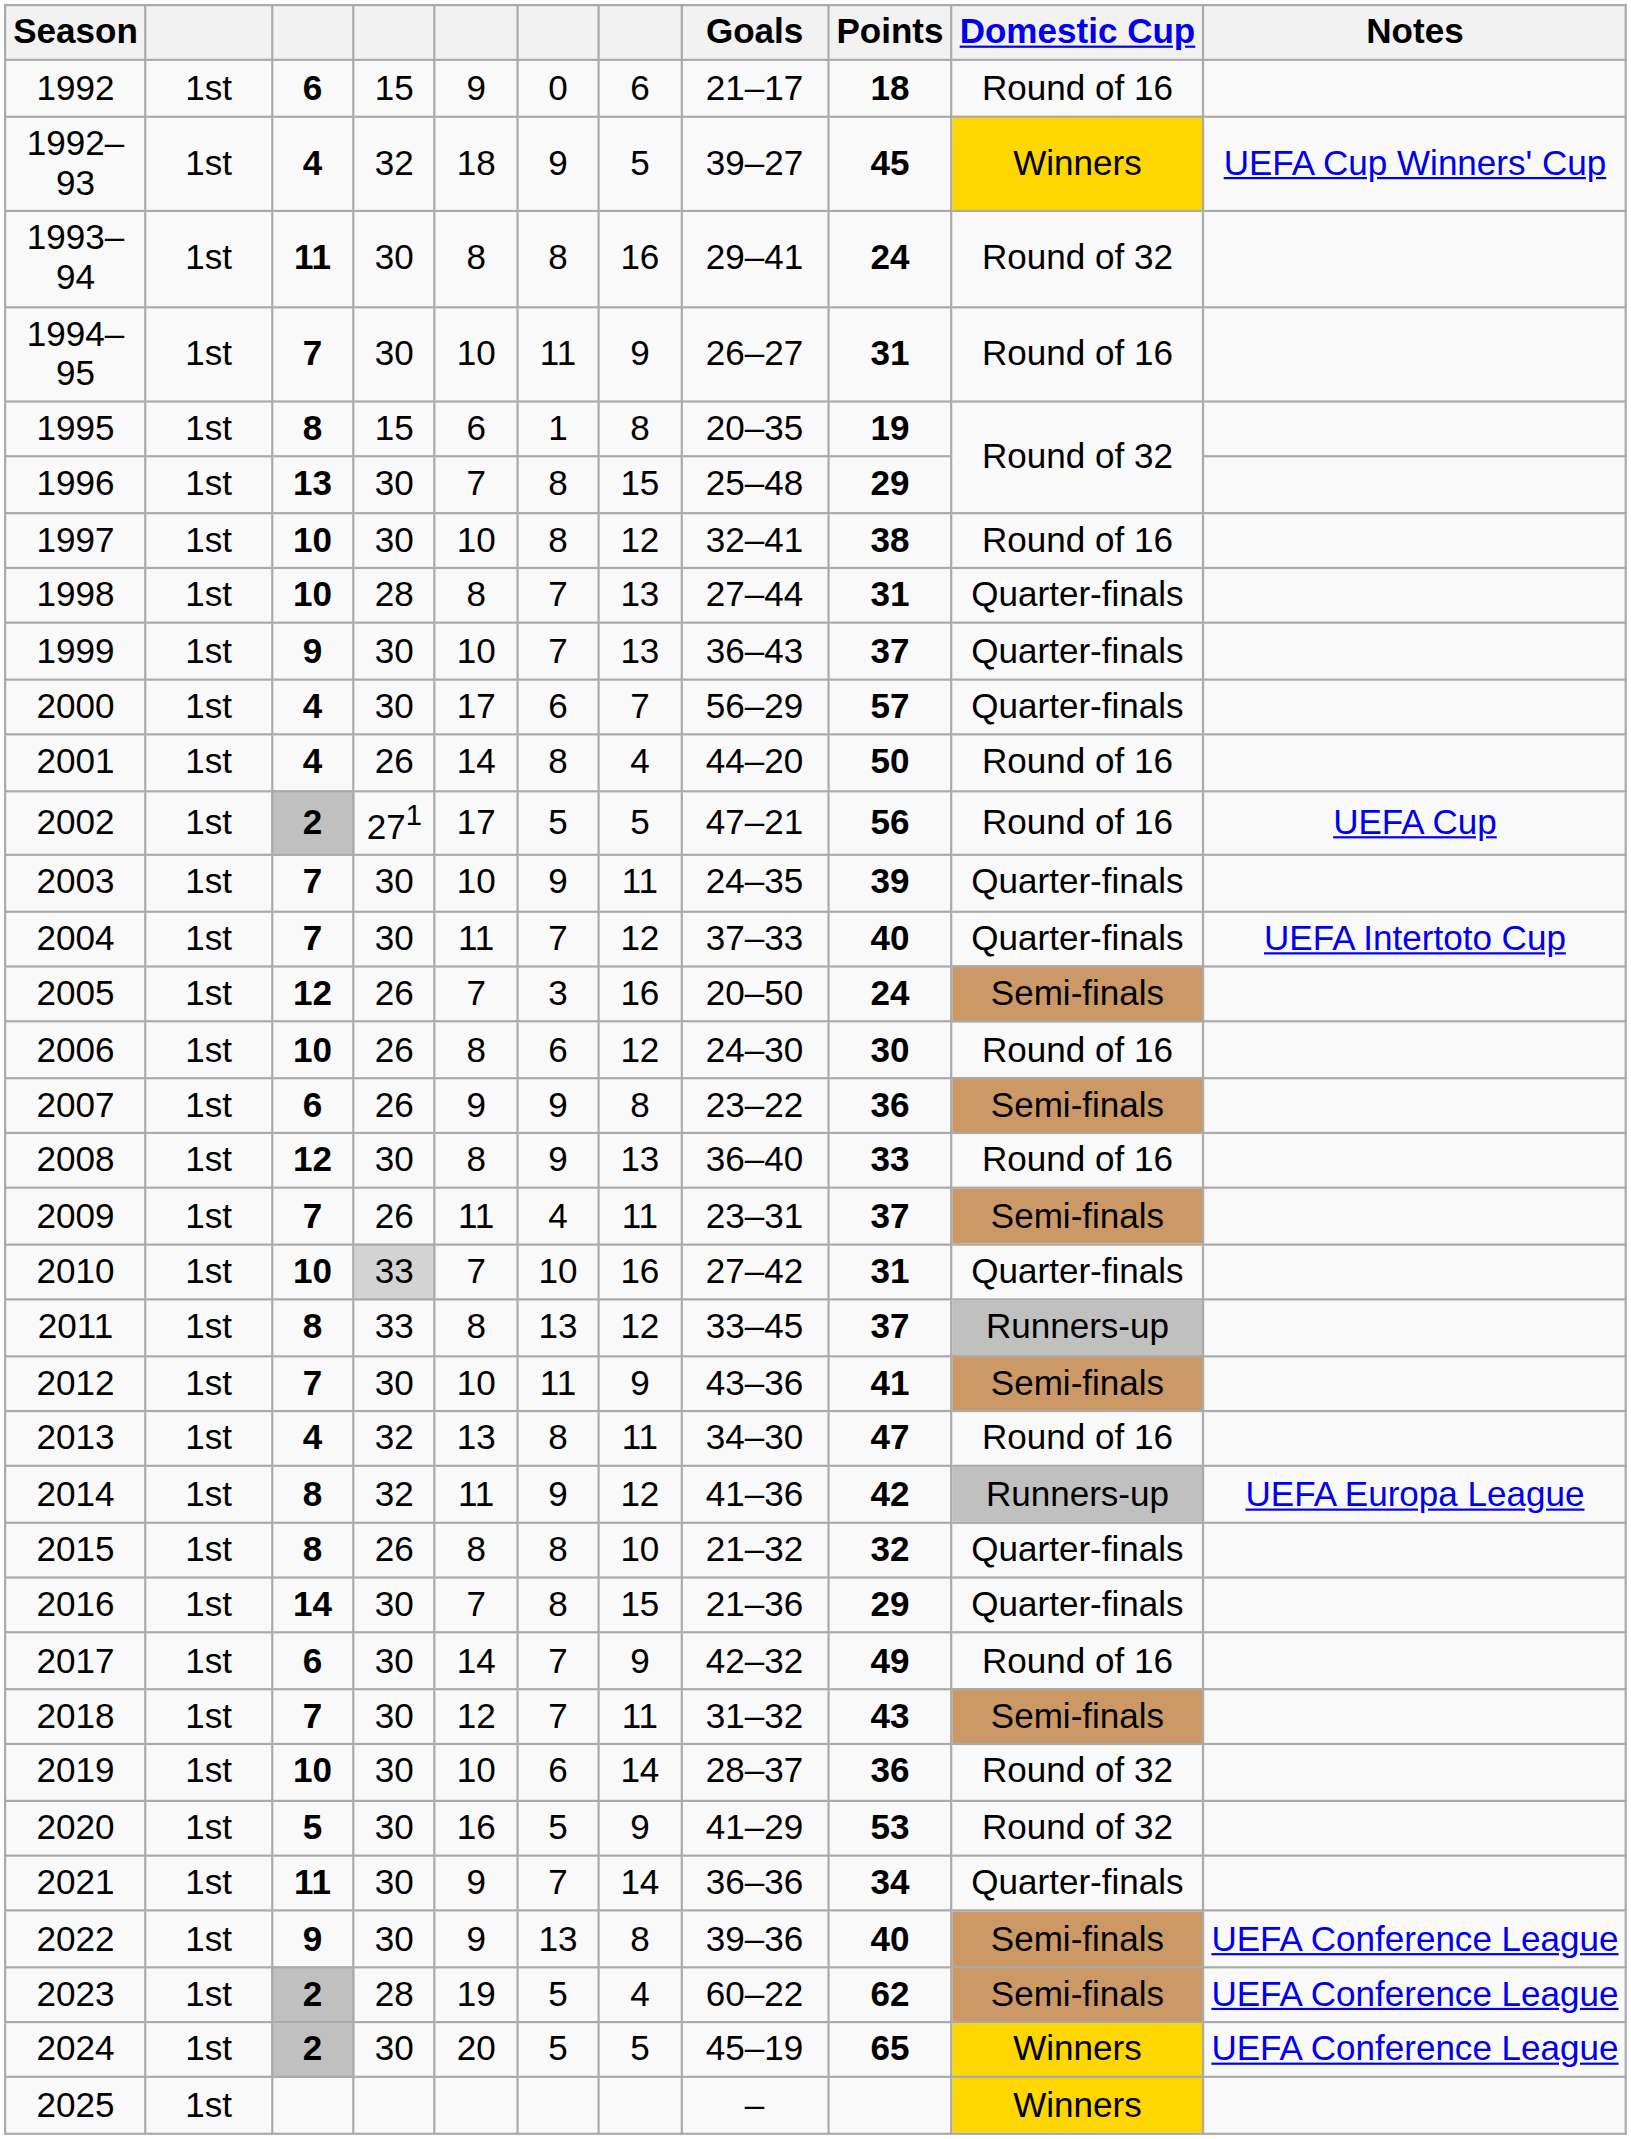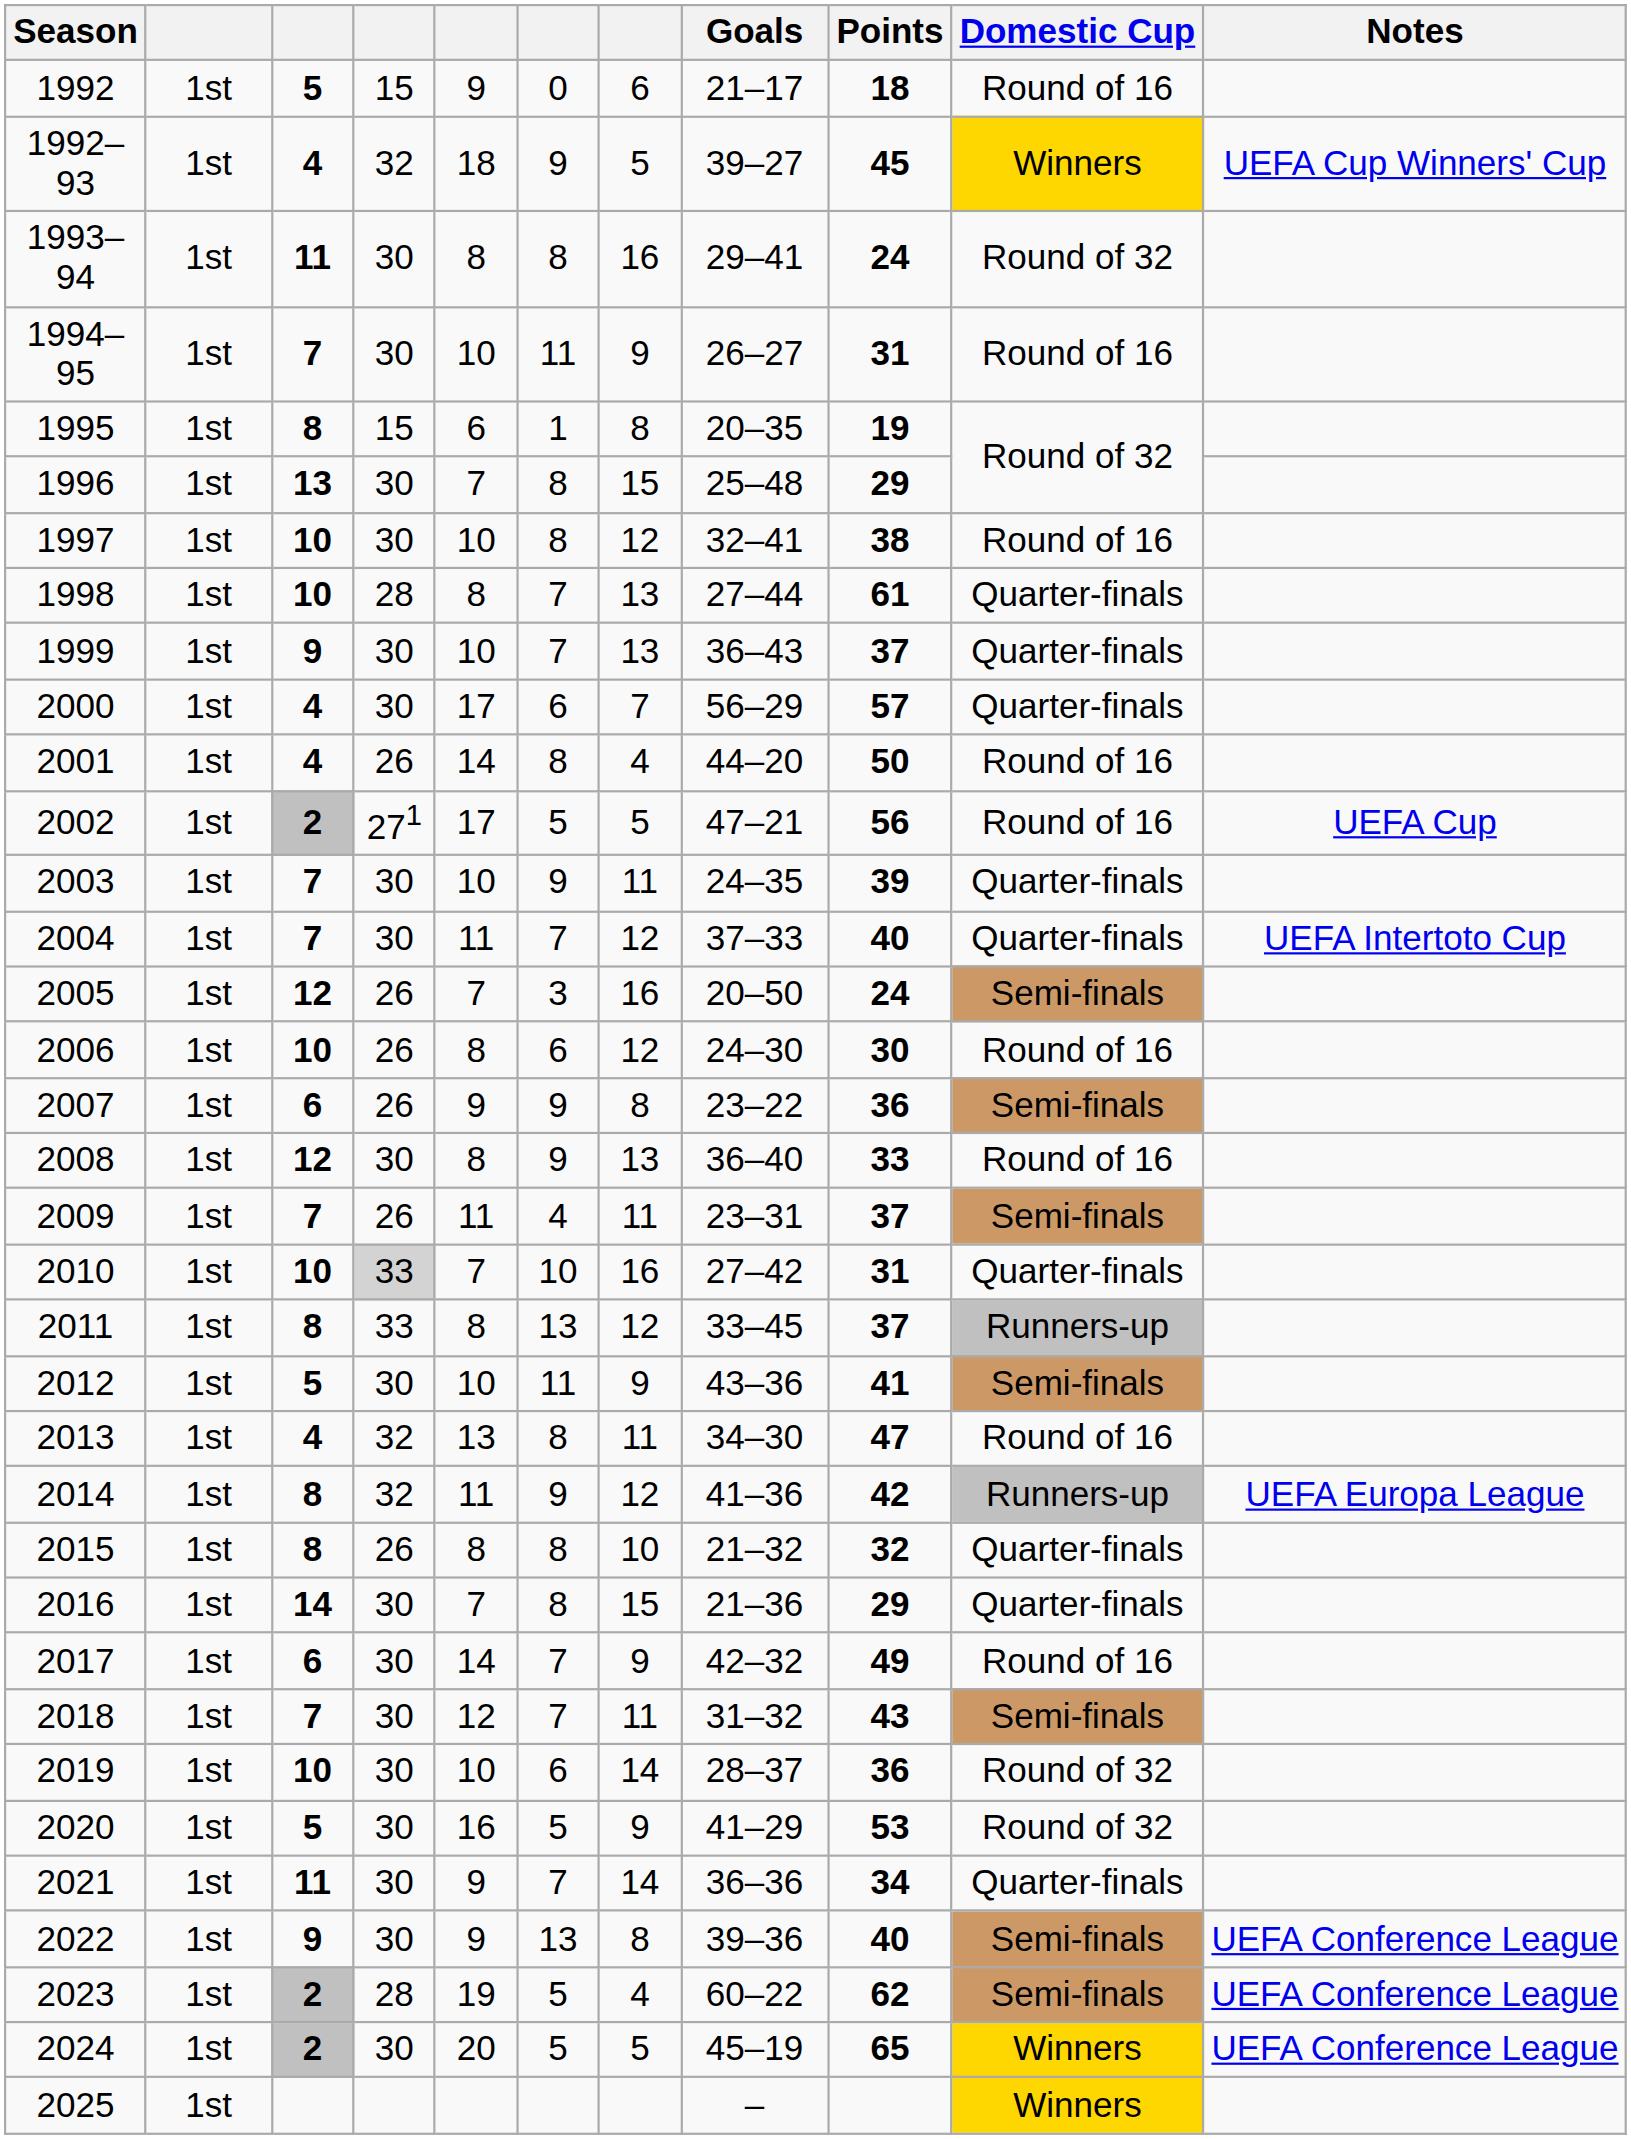(312, 87) 6 -> (312, 87) 5
(890, 595) 31 -> (890, 595) 61
(312, 1382) 7 -> (312, 1382) 5
